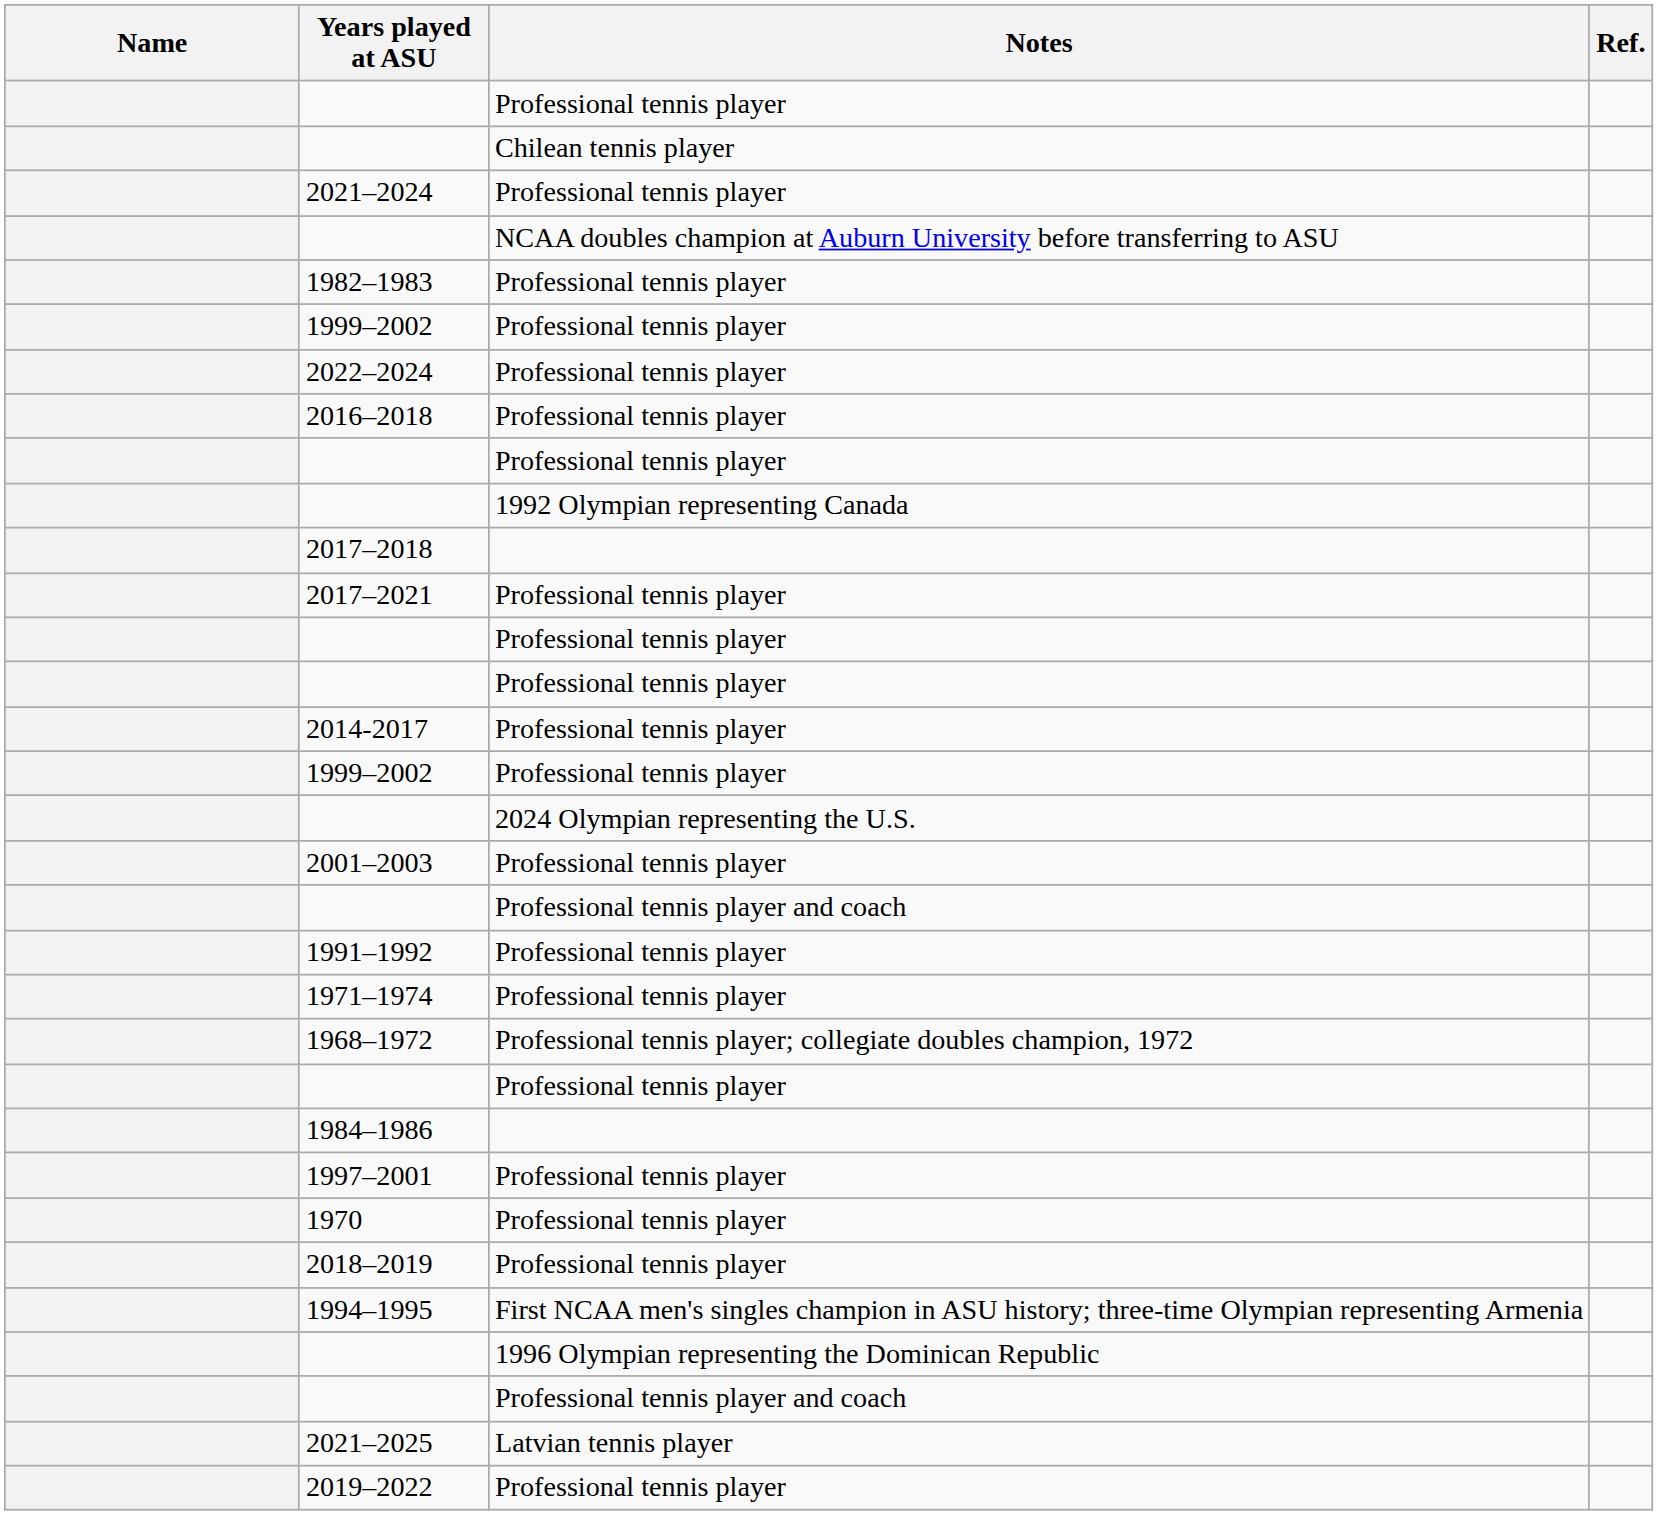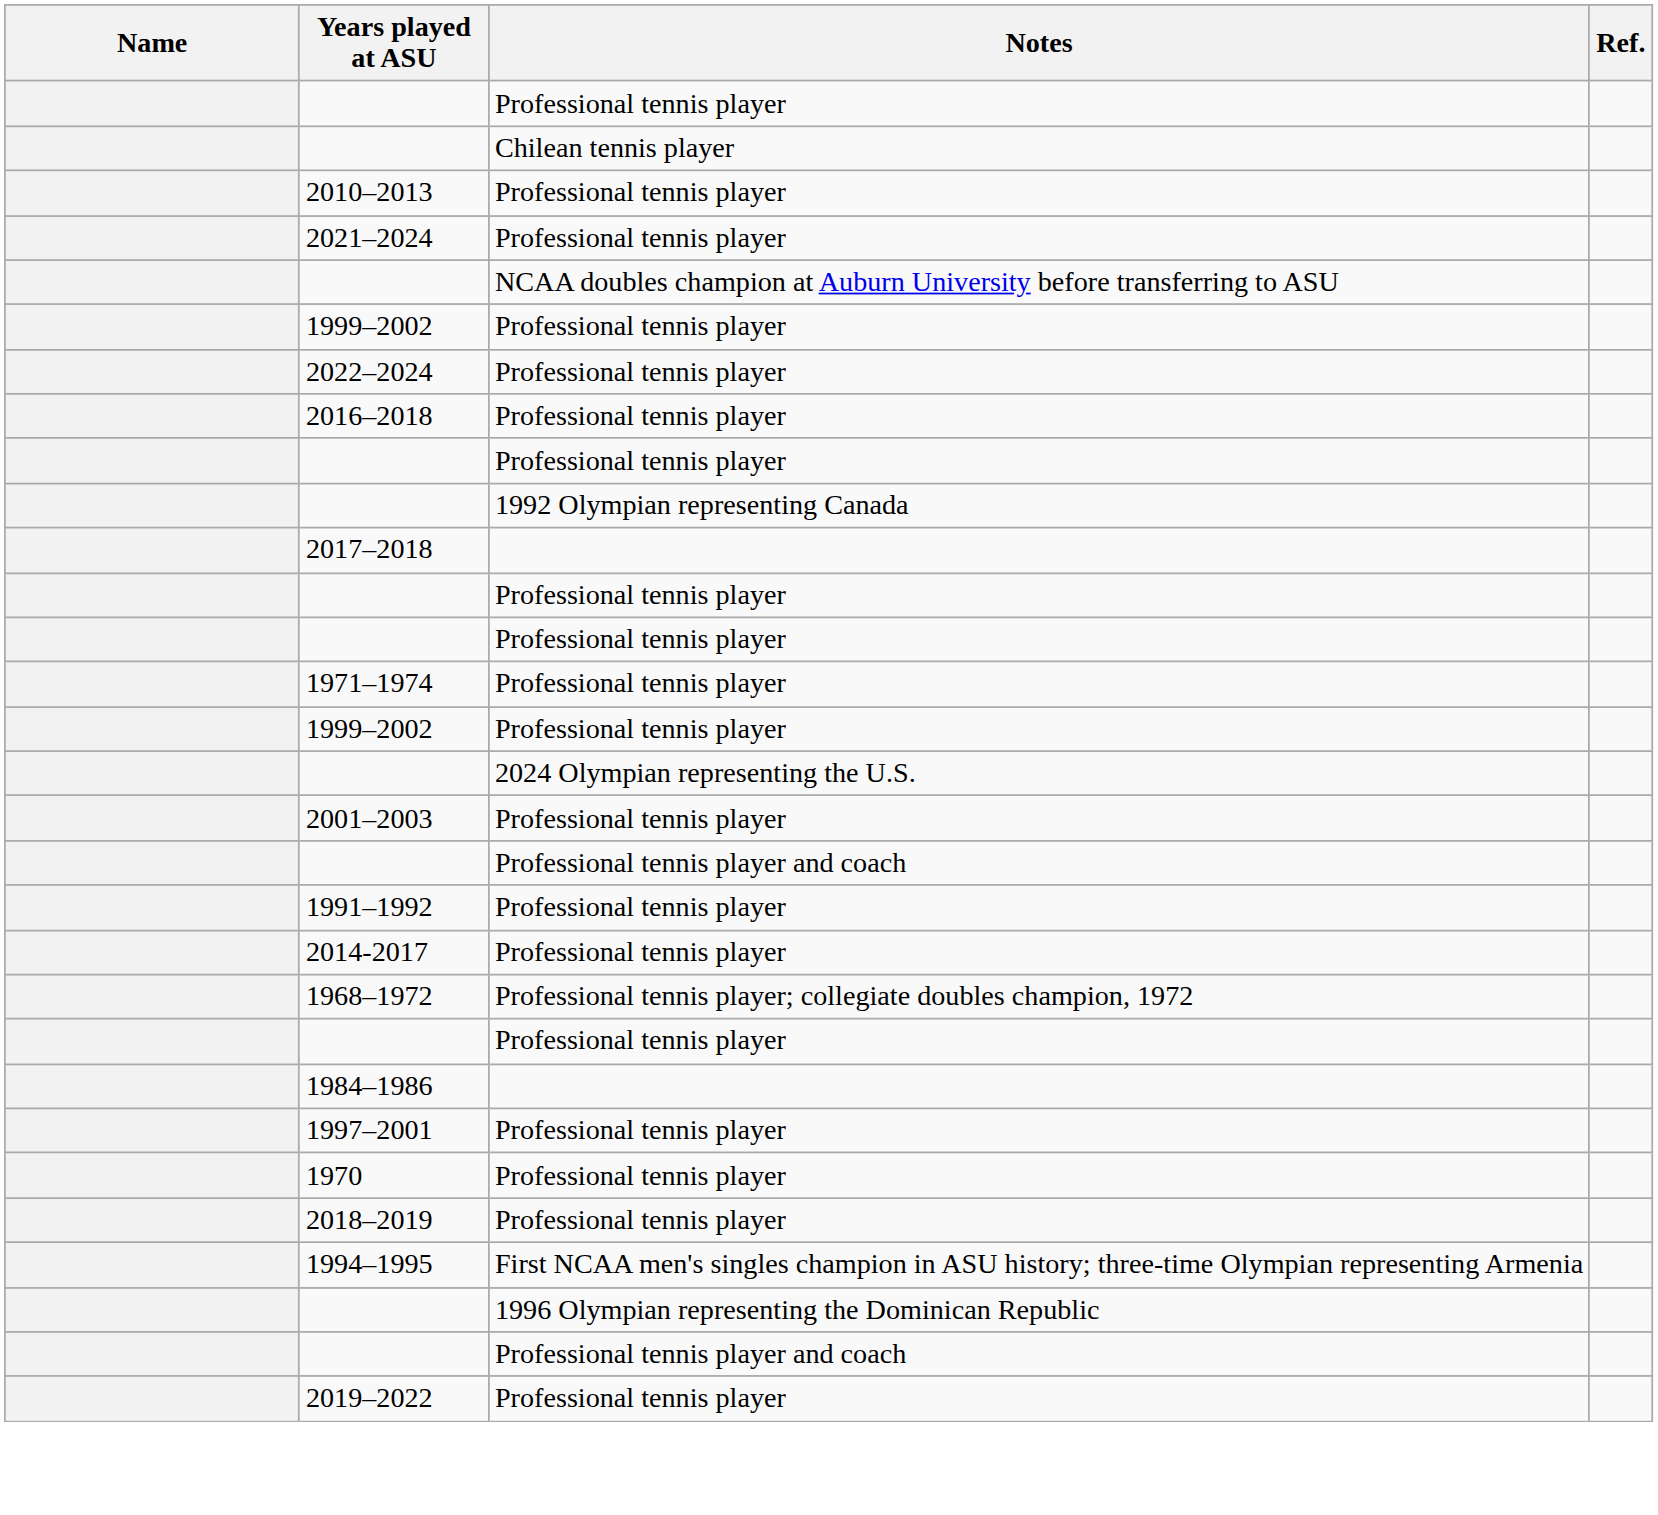+ row: (369, 192)
- row: (369, 281)
- row: (369, 594)
rows swapped: (369, 996) <-> (367, 728)
- row: (369, 1442)
